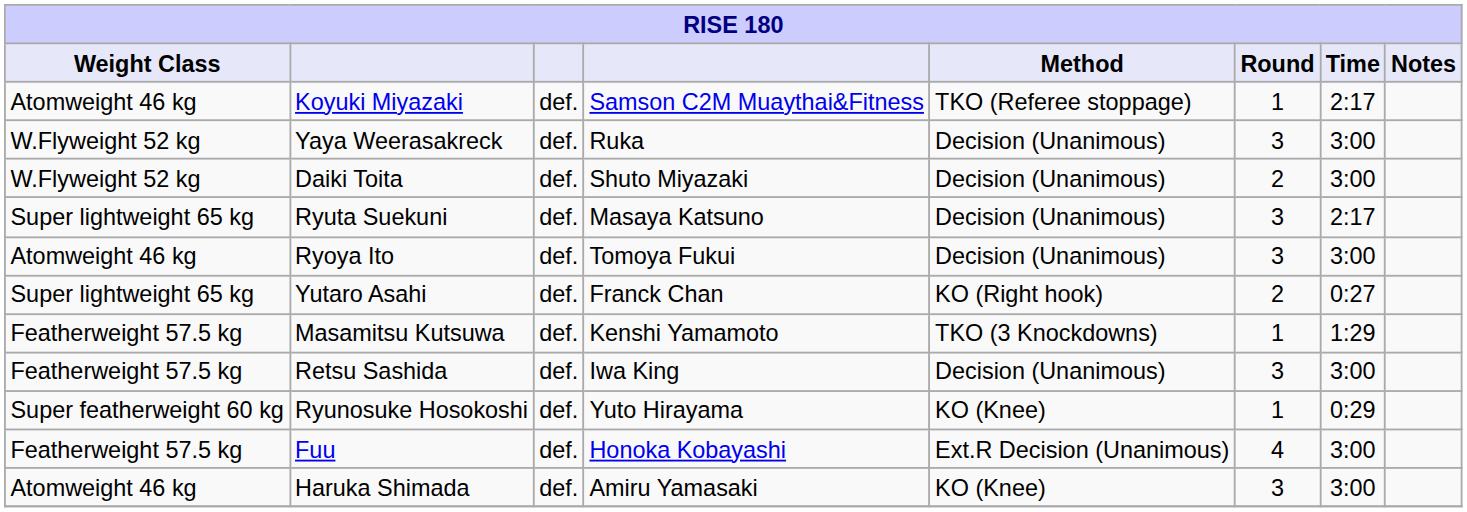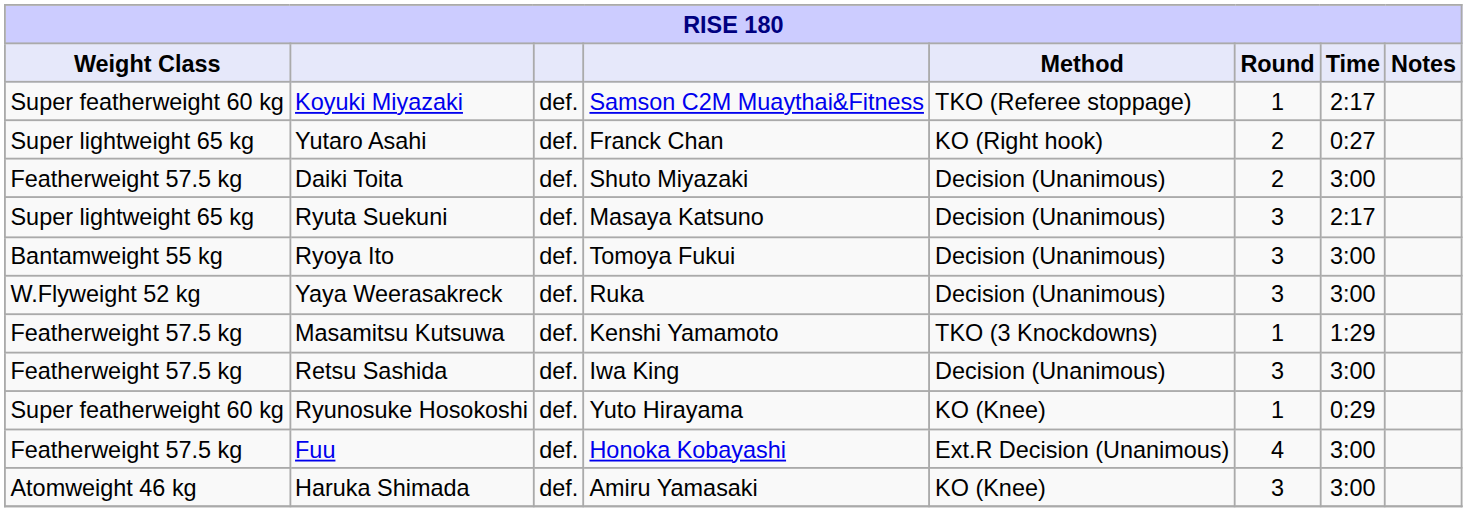(104, 101) Atomweight 46 kg -> (147, 101) Super featherweight 60 kg
rows swapped: (361, 294) <-> (399, 140)
(106, 178) W.Flyweight 52 kg -> (126, 178) Featherweight 57.5 kg
(104, 256) Atomweight 46 kg -> (117, 256) Bantamweight 55 kg
